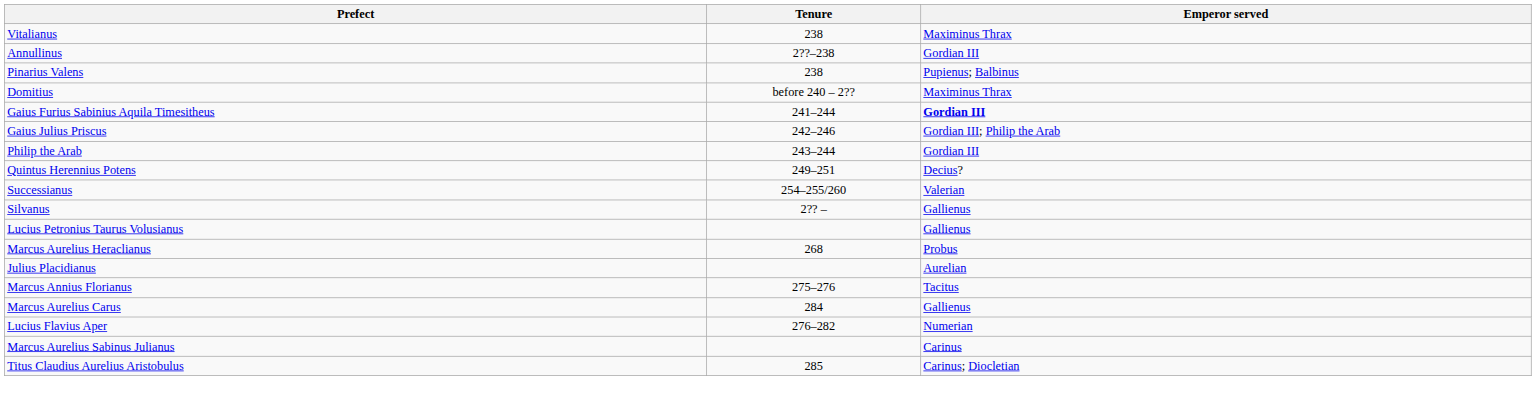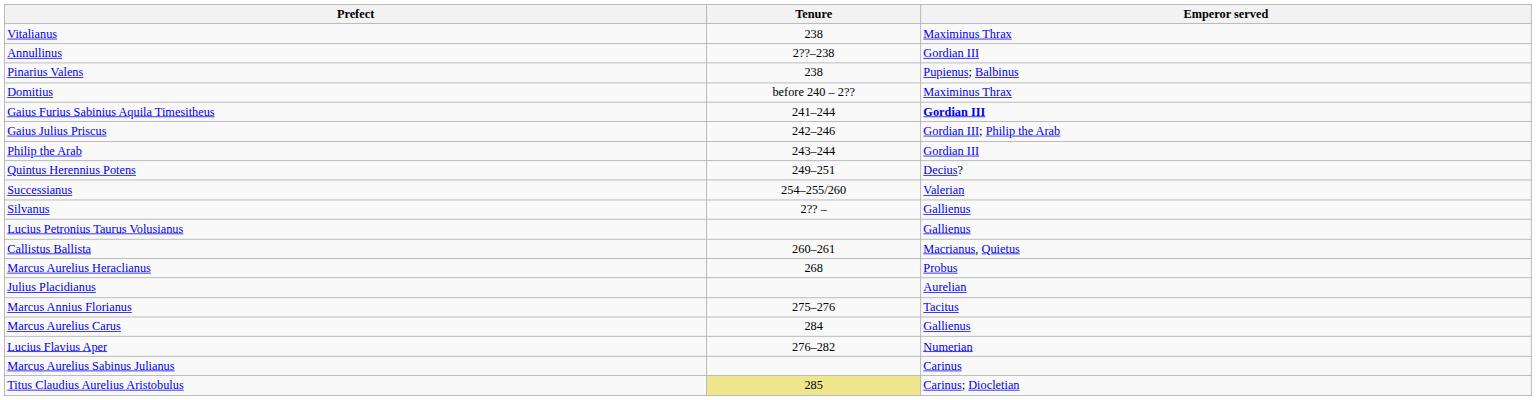+ row: (49, 248)
(814, 365) no background -> (814, 385) khaki background
